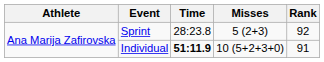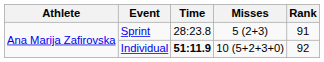(303, 31) 92 -> (303, 31) 91
(303, 49) 91 -> (303, 49) 92
